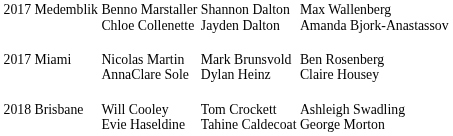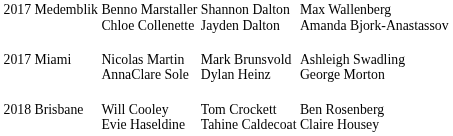(342, 67) Ben Rosenberg Claire Housey -> (352, 67) Ashleigh Swadling George Morton
(352, 117) Ashleigh Swadling George Morton -> (342, 117) Ben Rosenberg Claire Housey
